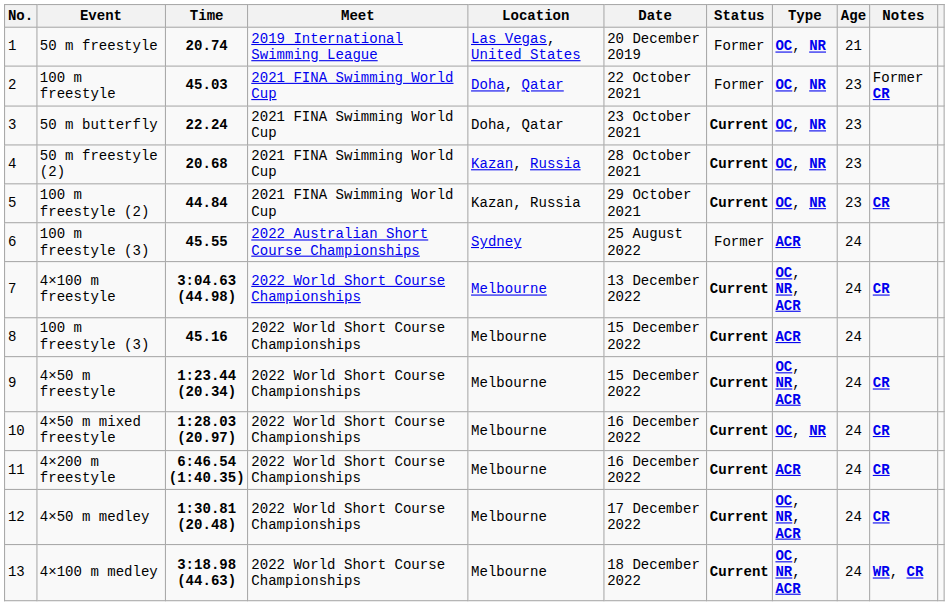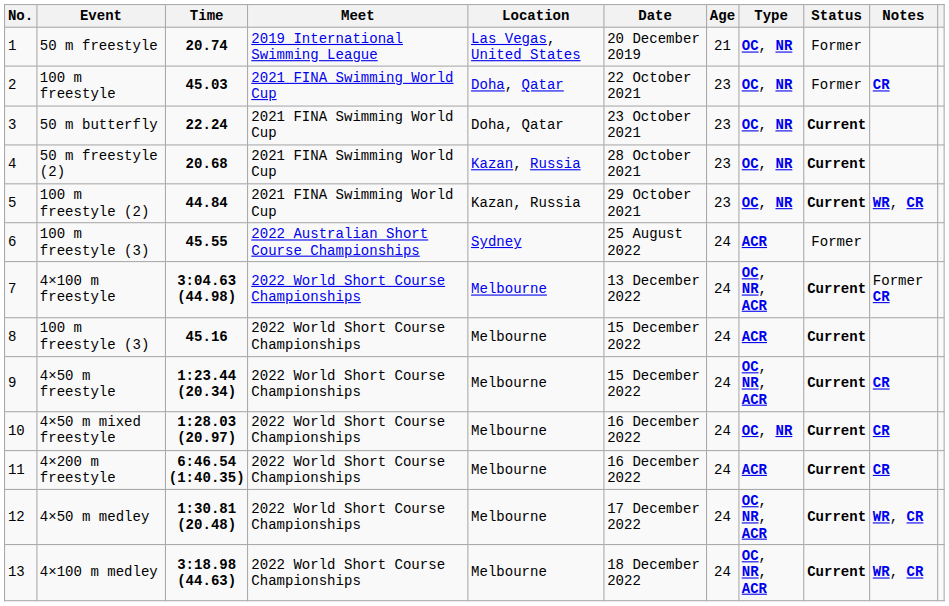columns swapped: (853, 16) <-> (739, 16)
(898, 86) Former CR -> (881, 86) CR
(881, 203) CR -> (898, 203) WR, CR
(881, 290) CR -> (898, 290) Former CR
(881, 517) CR -> (898, 517) WR, CR
